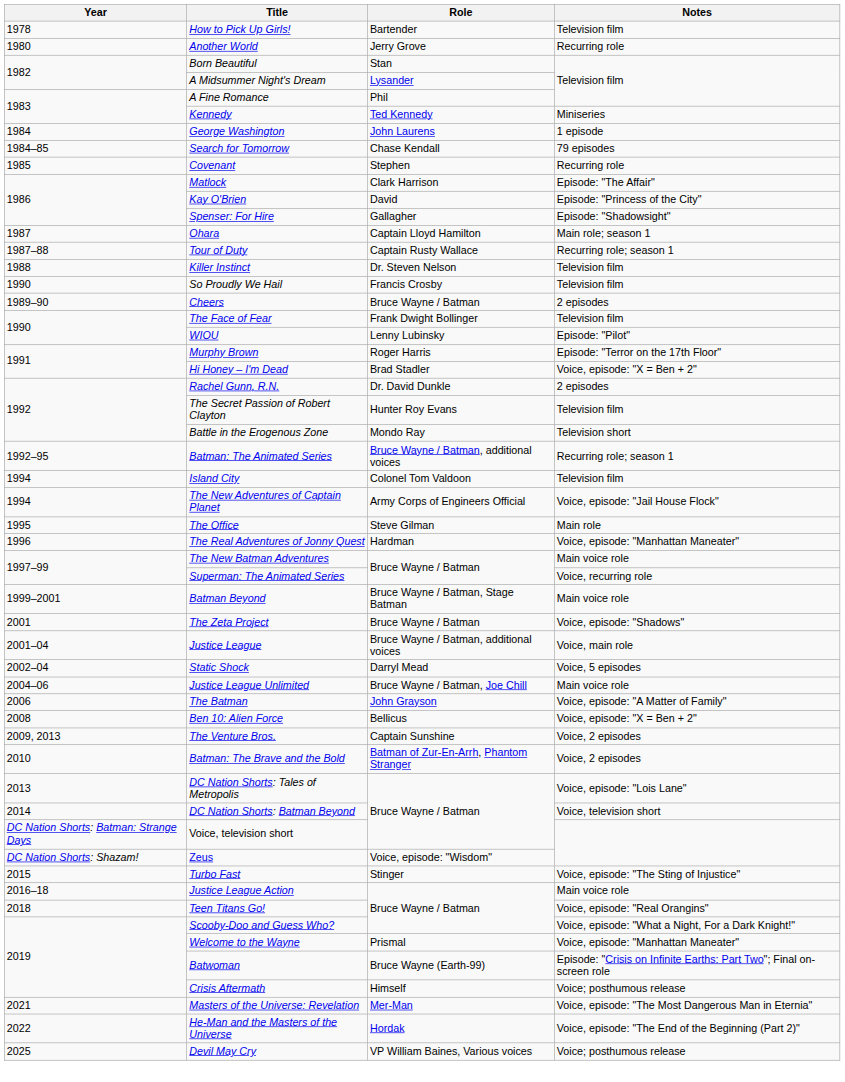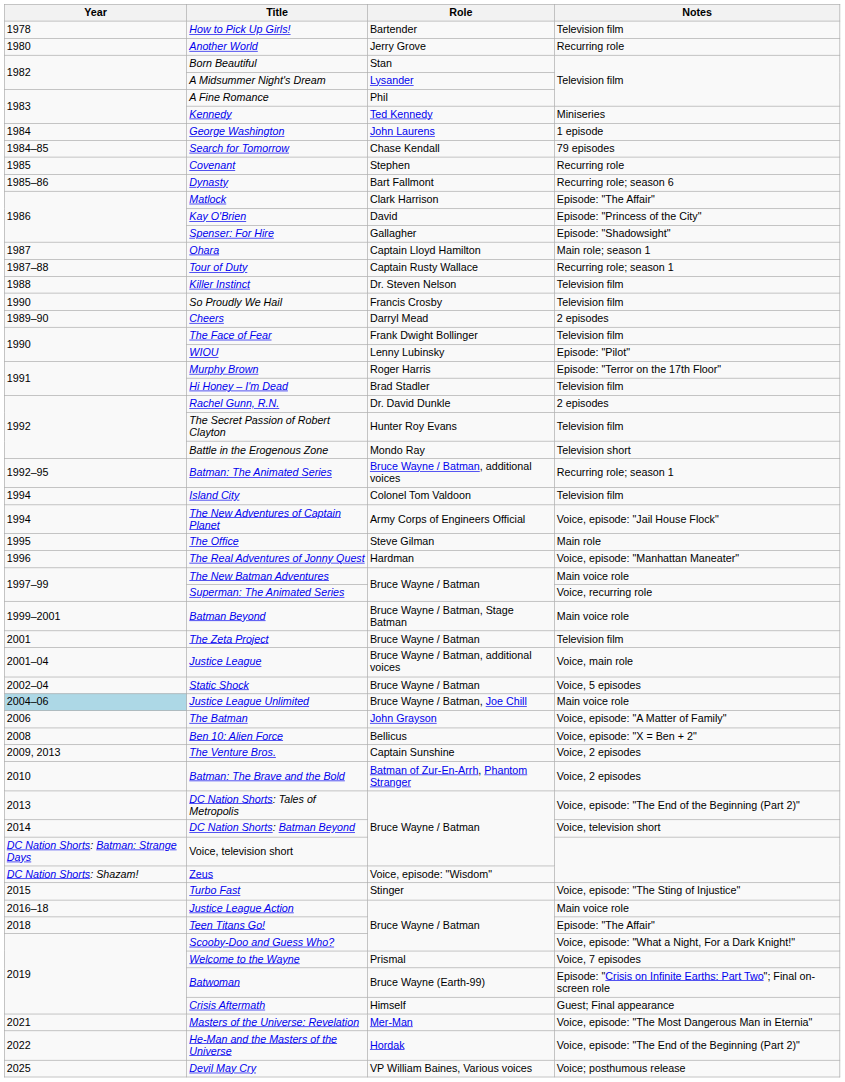+ row: (209, 183)
(425, 302) Bruce Wayne / Batman -> (399, 319) Darryl Mead
(627, 370) Voice, episode: "X = Ben + 2" -> (590, 387) Television film
(621, 622) Voice, episode: "Shadows" -> (590, 639) Television film
(399, 668) Darryl Mead -> (425, 685) Bruce Wayne / Batman
(28, 685) no background -> (28, 702) lightblue background
(622, 788) Voice, episode: "Lois Lane" -> (678, 805) Voice, episode: "The End of the Beginning (Part 2)"
(633, 908) Voice, episode: "Real Orangins" -> (606, 925) Episode: "The Affair"
(648, 942) Voice, episode: "Manhattan Maneater" -> (599, 959) Voice, 7 episodes
(621, 988) Voice; posthumous release -> (616, 1005) Guest; Final appearance
